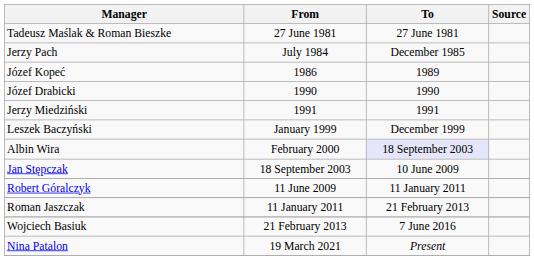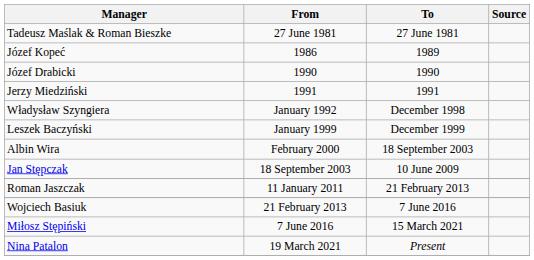- row: (32, 52)
+ row: (58, 110)
(428, 149) lavender background -> (428, 149) no background
- row: (49, 188)
+ row: (47, 226)
